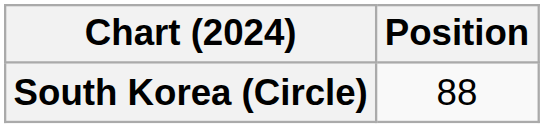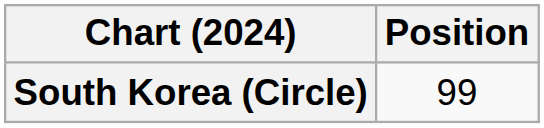(457, 91) 88 -> (457, 91) 99
